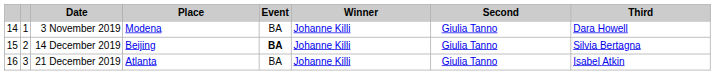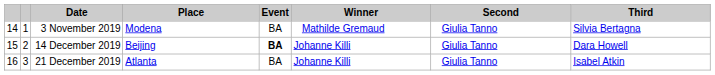(322, 28) Johanne Killi -> (339, 28) Mathilde Gremaud
(600, 28) Dara Howell -> (607, 28) Silvia Bertagna
(607, 45) Silvia Bertagna -> (600, 45) Dara Howell
